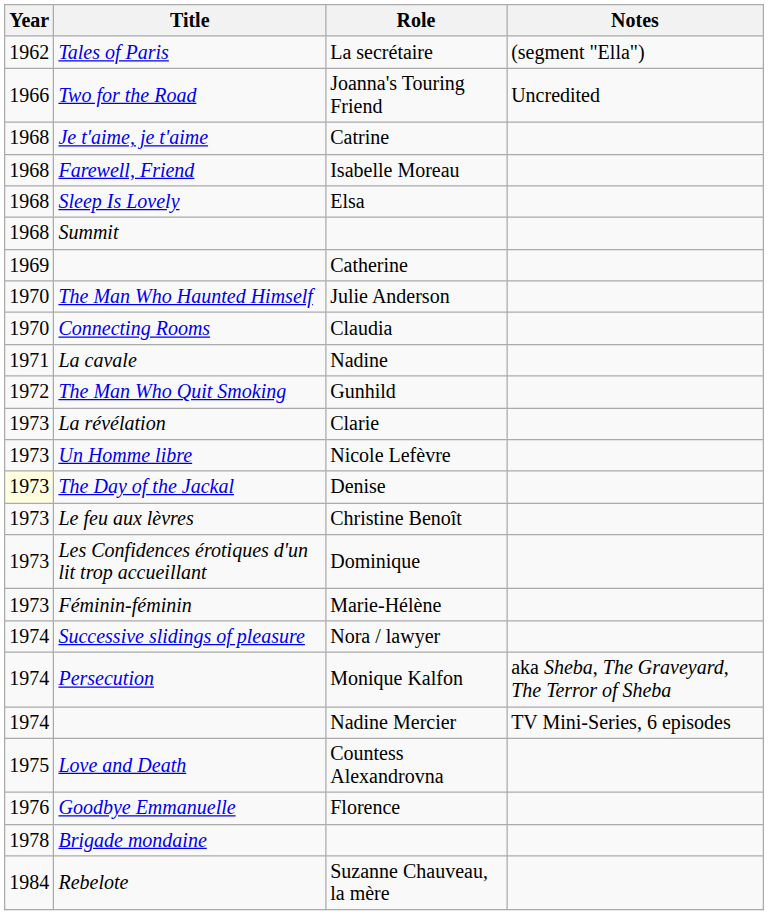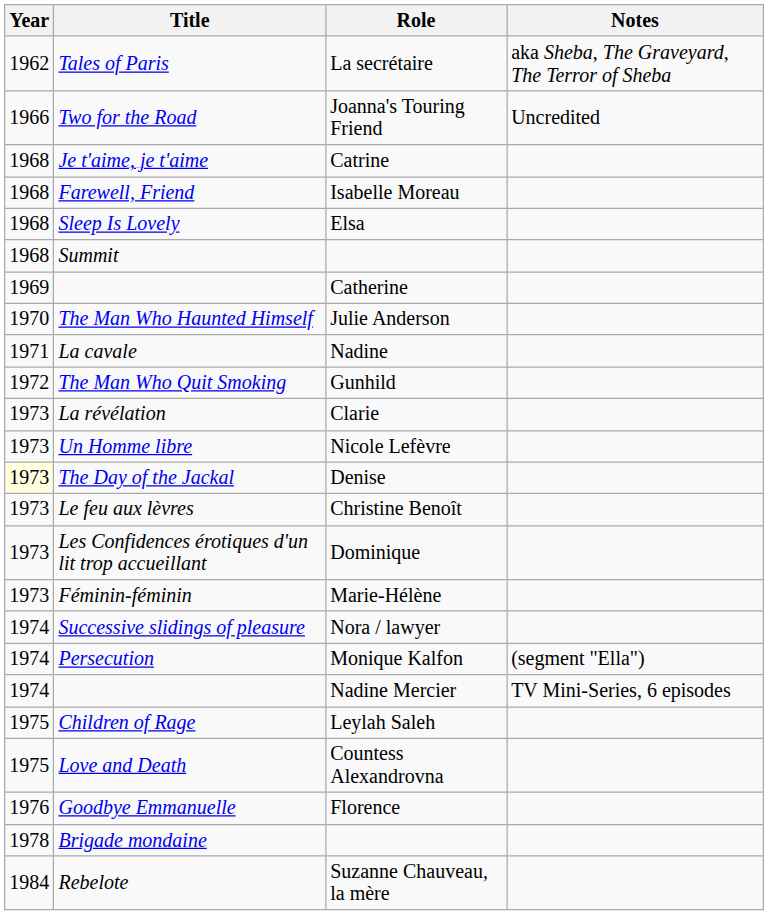(578, 52) (segment "Ella") -> (620, 63) aka Sheba, The Graveyard, The Terror of Sheba
- row: (134, 328)
(620, 679) aka Sheba, The Graveyard, The Terror of Sheba -> (578, 658) (segment "Ella")
+ row: (127, 722)
